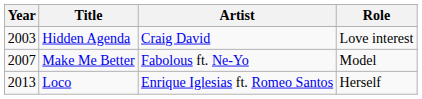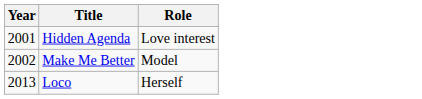- column: (237, 15)
(22, 37) 2003 -> (22, 37) 2001
(22, 60) 2007 -> (22, 60) 2002
